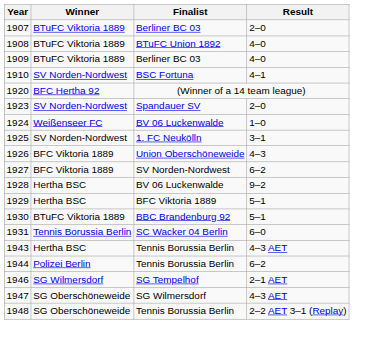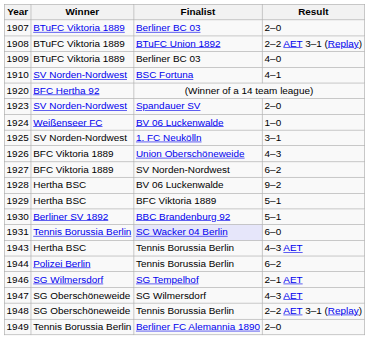(257, 43) 4–0 -> (313, 43) 2–2 AET 3–1 (Replay)
(79, 216) BTuFC Viktoria 1889 -> (71, 216) Berliner SV 1892
(182, 232) no background -> (182, 232) lavender background
+ row: (18, 327)
